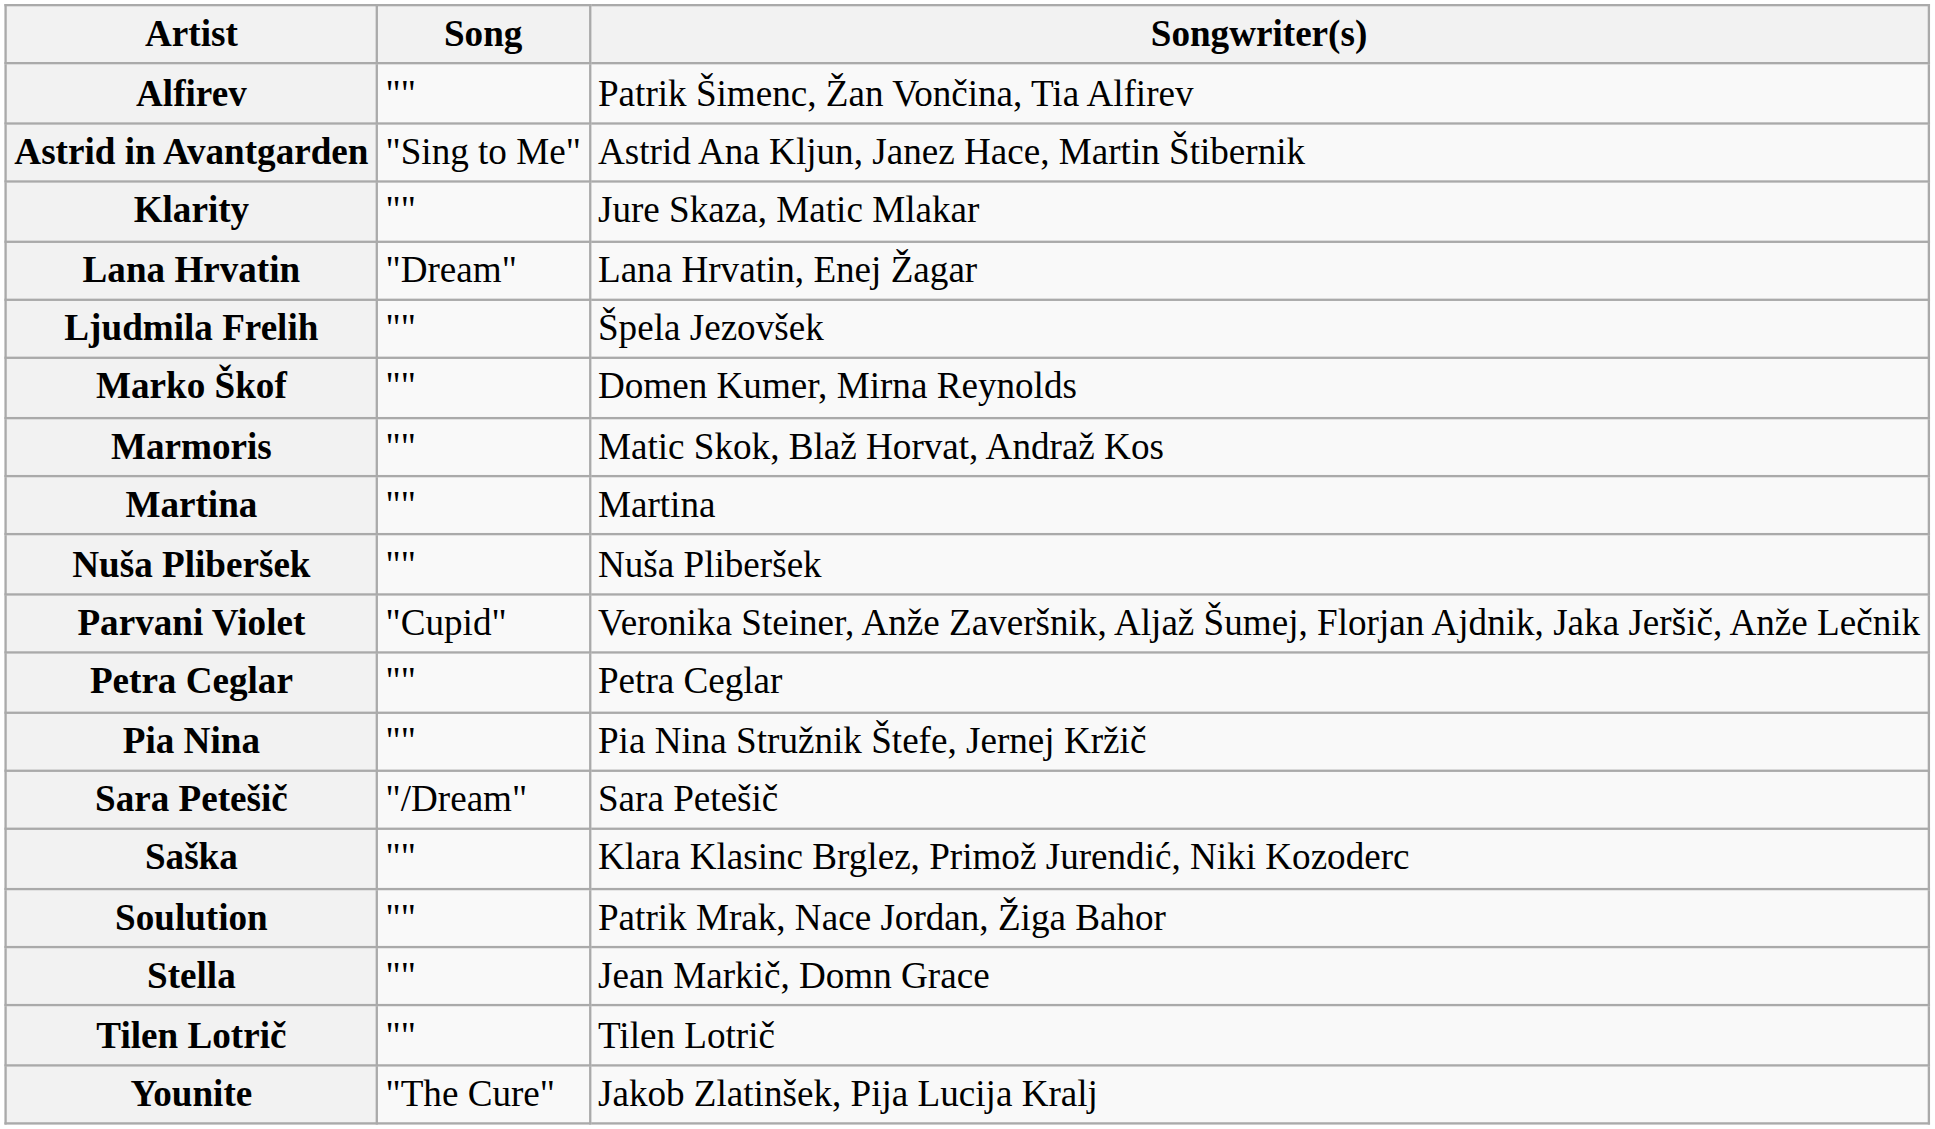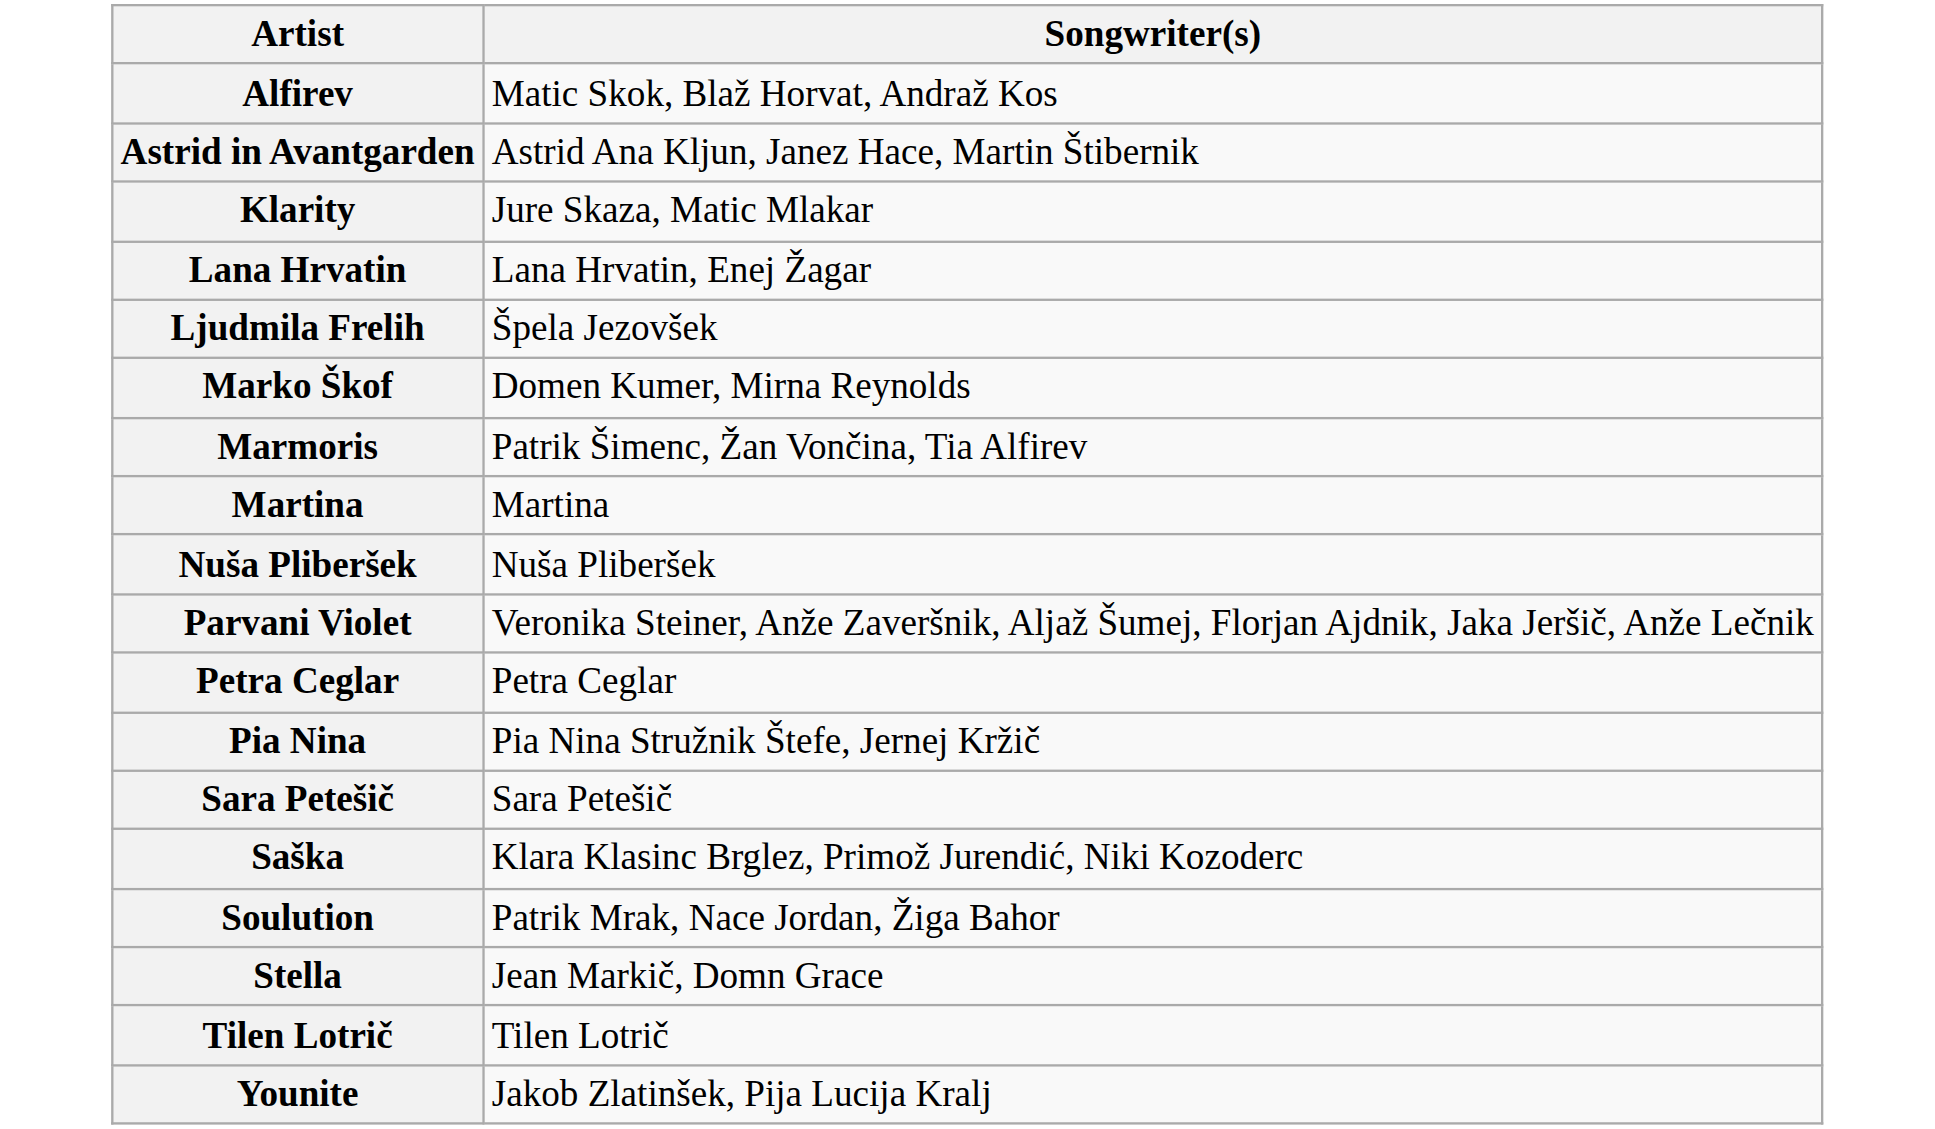- column: (483, 33)
(896, 92) Patrik Šimenc, Žan Vončina, Tia Alfirev -> (775, 92) Matic Skok, Blaž Horvat, Andraž Kos
(881, 446) Matic Skok, Blaž Horvat, Andraž Kos -> (790, 446) Patrik Šimenc, Žan Vončina, Tia Alfirev
